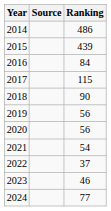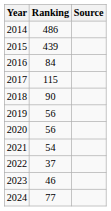columns swapped: (85, 13) <-> (47, 13)
